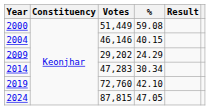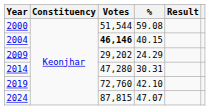(116, 26) 51,449 -> (116, 26) 51,544
(116, 40) normal -> (116, 40) bold
(116, 69) 47,283 -> (116, 69) 47,280
(149, 69) 30.34 -> (149, 69) 30.31
(149, 98) 47.05 -> (149, 98) 47.07
